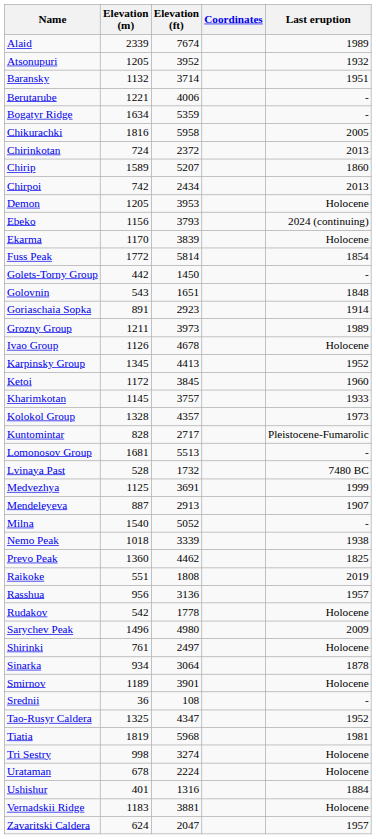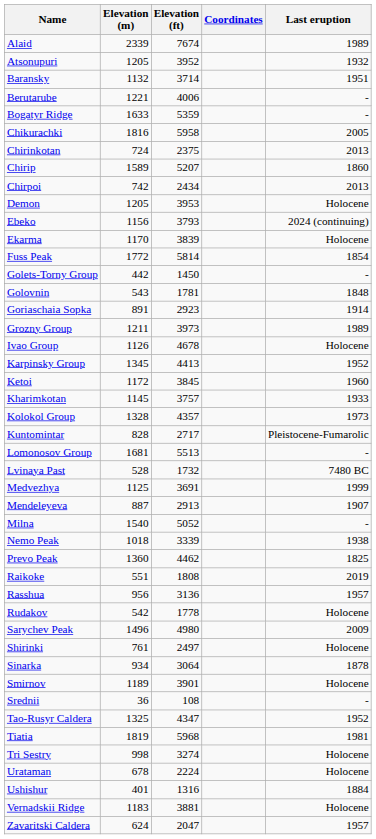(137, 114) 1634 -> (137, 114) 1633
(188, 150) 2372 -> (188, 150) 2375
(188, 292) 1651 -> (188, 292) 1781
